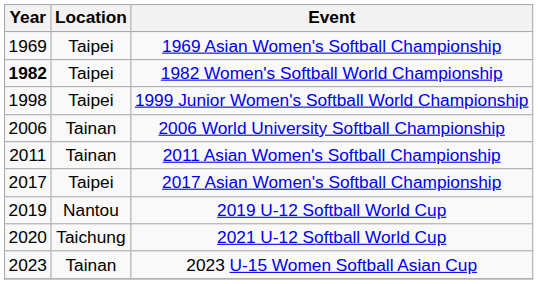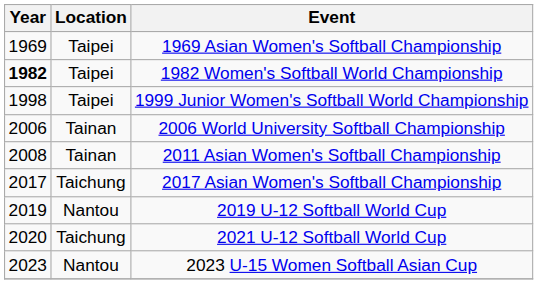(28, 155) 2011 -> (28, 155) 2008
(91, 182) Taipei -> (91, 182) Taichung
(91, 264) Tainan -> (91, 264) Nantou
